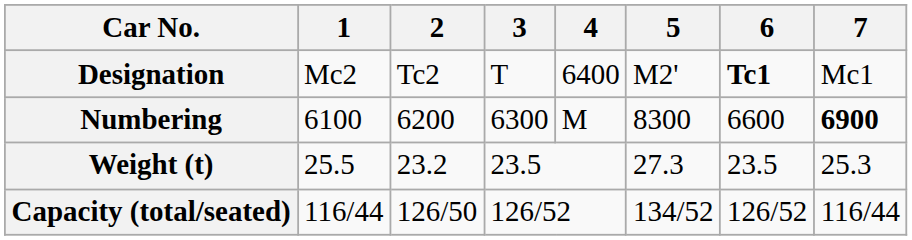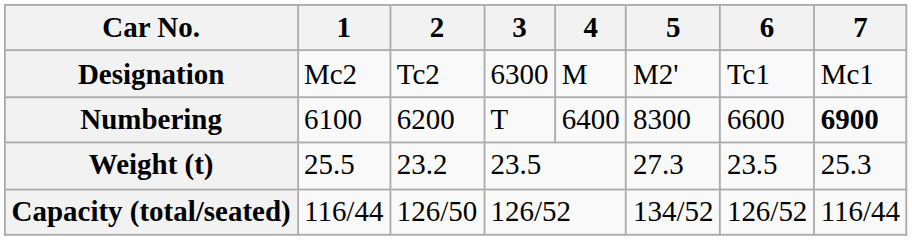(499, 73) T -> (520, 73) 6300
(591, 73) 6400 -> (575, 73) M
(749, 73) bold -> (748, 73) normal
(520, 119) 6300 -> (499, 119) T
(575, 119) M -> (591, 119) 6400
